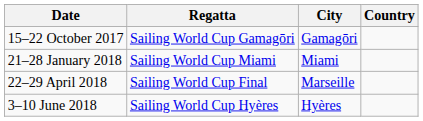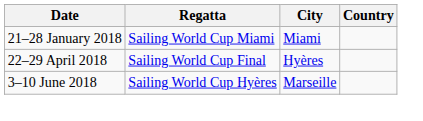- row: (66, 37)
(328, 82) Marseille -> (303, 60) Hyères
(321, 104) Hyères -> (310, 82) Marseille
